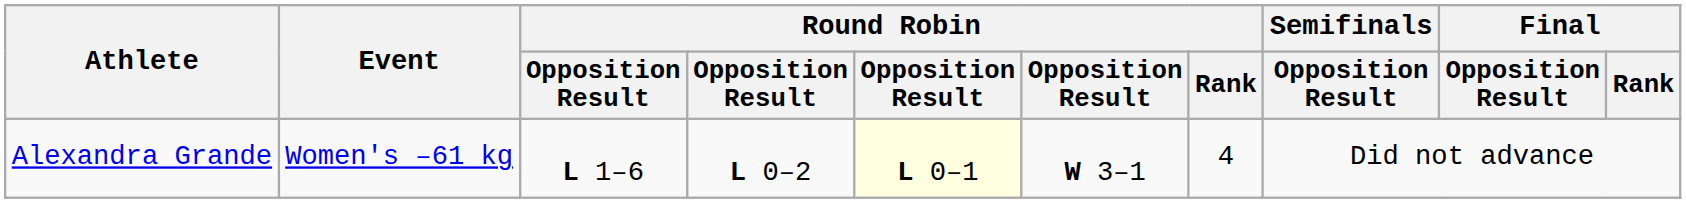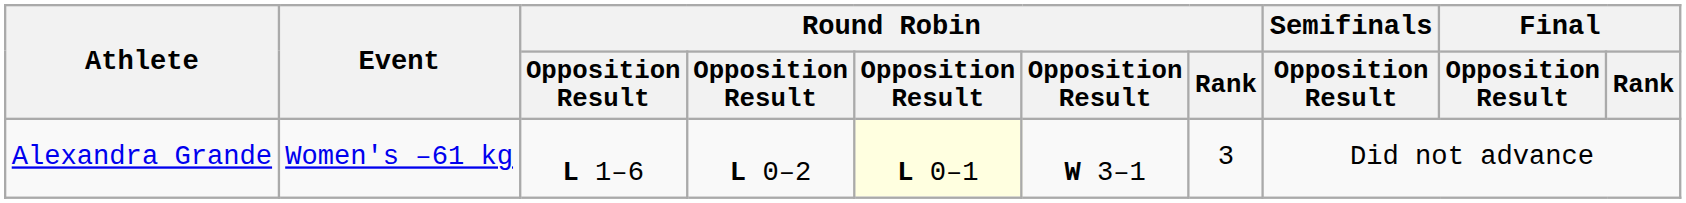(1226, 158) 4 -> (1226, 158) 3
